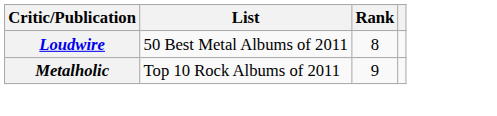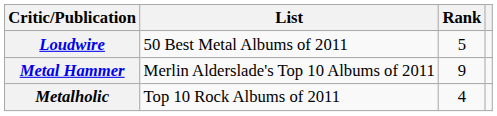(375, 44) 8 -> (462, 44) 5
+ row: (72, 70)
(375, 70) 9 -> (462, 96) 4
